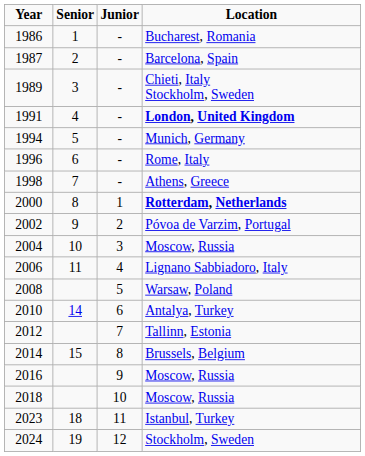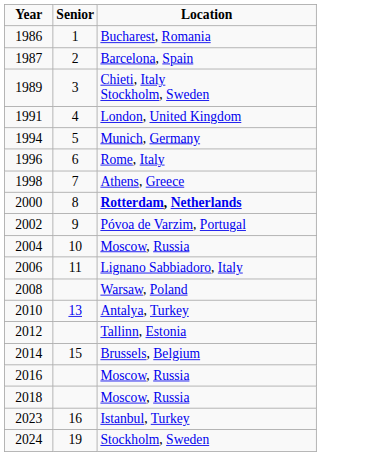- column: (120, 15)
(220, 116) bold -> (171, 116) normal
(75, 310) 14 -> (75, 310) 13
(75, 418) 18 -> (75, 418) 16
